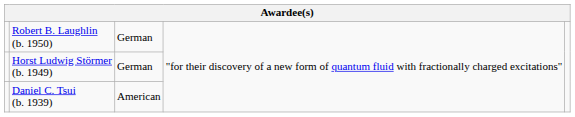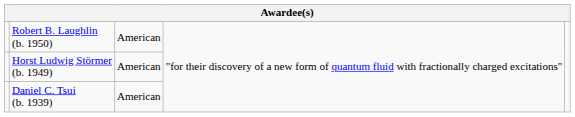(135, 36) German -> (139, 36) American
(135, 66) German -> (139, 66) American
